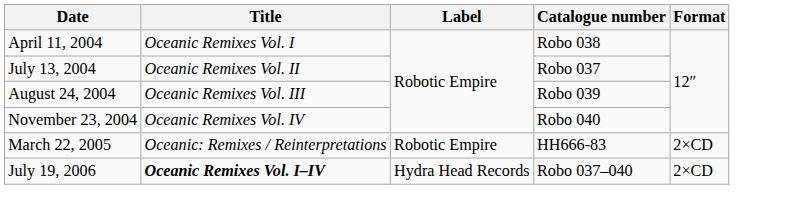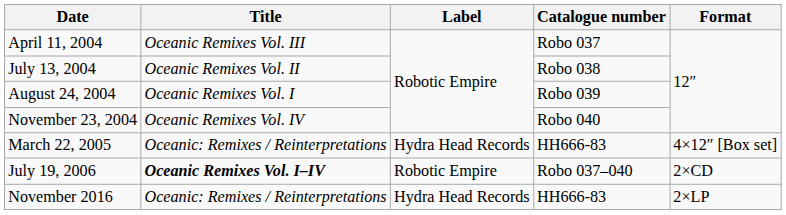(219, 42) Oceanic Remixes Vol. I -> (225, 42) Oceanic Remixes Vol. III
(569, 42) Robo 038 -> (569, 42) Robo 037
(569, 68) Robo 037 -> (569, 68) Robo 038
(225, 94) Oceanic Remixes Vol. III -> (219, 94) Oceanic Remixes Vol. I
(446, 145) Robotic Empire -> (462, 145) Hydra Head Records
(693, 145) 2×CD -> (725, 145) 4×12″ [Box set]
(462, 171) Hydra Head Records -> (446, 171) Robotic Empire
+ row: (61, 196)
